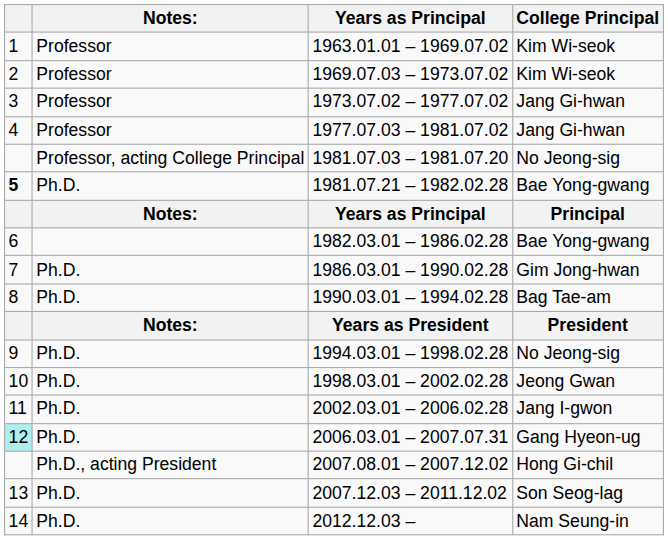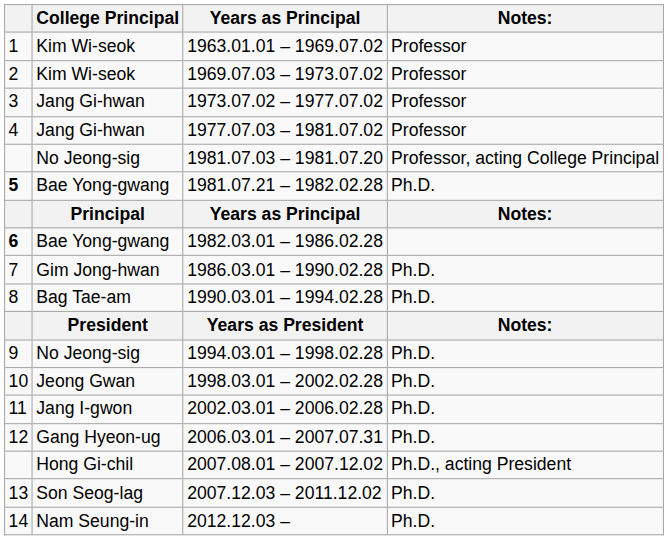columns swapped: (588, 18) <-> (170, 18)
(14, 241) normal -> (14, 241) bold
(18, 437) paleturquoise background -> (18, 437) no background
